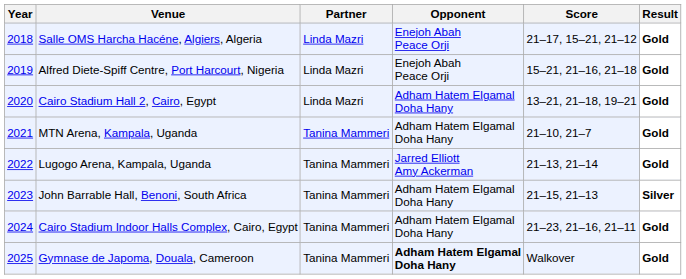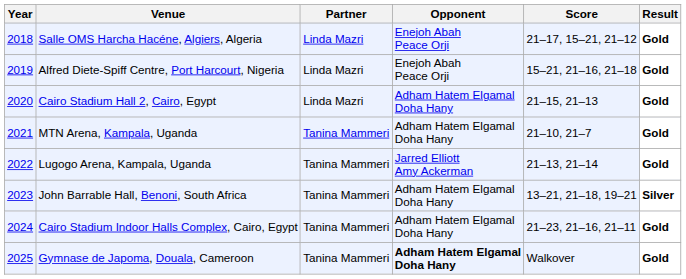(582, 102) 13–21, 21–18, 19–21 -> (562, 102) 21–15, 21–13
(562, 196) 21–15, 21–13 -> (582, 196) 13–21, 21–18, 19–21
